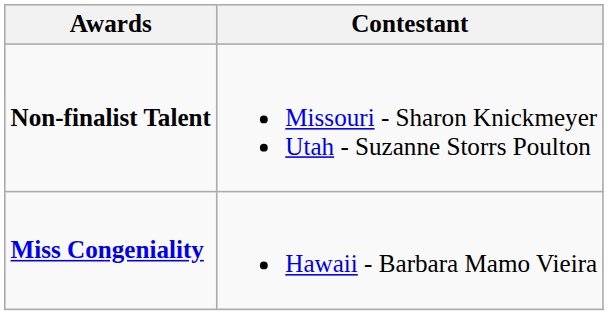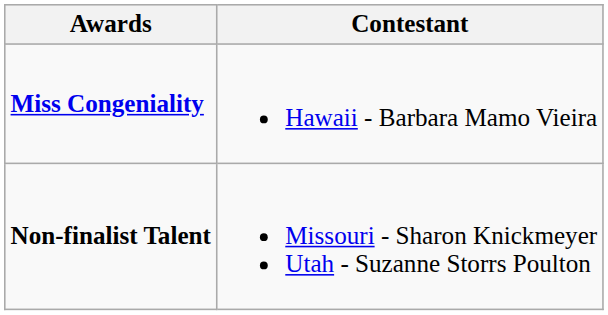rows swapped: (107, 250) <-> (111, 117)
